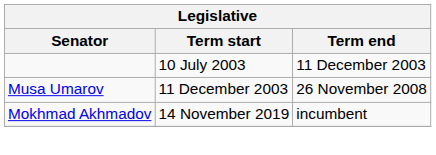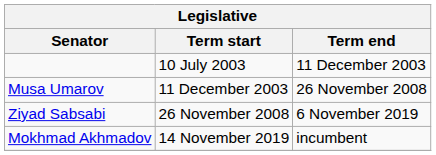+ row: (57, 114)
